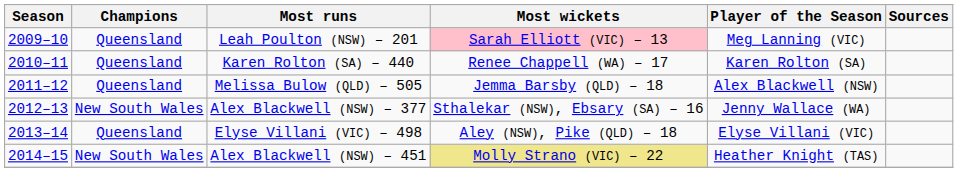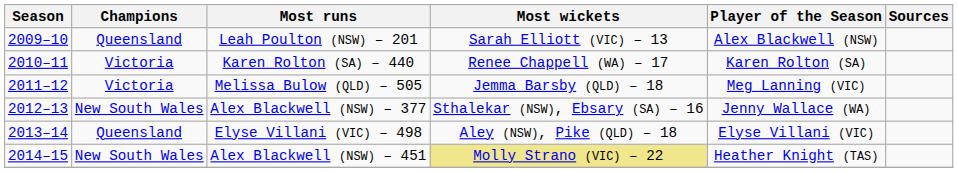(568, 40) pink background -> (568, 40) no background
(796, 40) Meg Lanning (VIC) -> (796, 40) Alex Blackwell (NSW)
(139, 63) Queensland -> (139, 63) Victoria
(139, 86) Queensland -> (139, 86) Victoria
(796, 86) Alex Blackwell (NSW) -> (796, 86) Meg Lanning (VIC)
